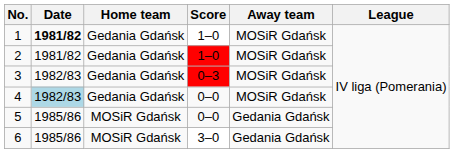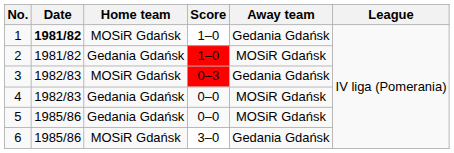(136, 35) Gedania Gdańsk -> (136, 35) MOSiR Gdańsk
(281, 35) MOSiR Gdańsk -> (281, 35) Gedania Gdańsk
(136, 76) Gedania Gdańsk -> (136, 76) MOSiR Gdańsk
(281, 76) MOSiR Gdańsk -> (281, 76) Gedania Gdańsk
(58, 96) lightblue background -> (58, 96) no background
(136, 117) MOSiR Gdańsk -> (136, 117) Gedania Gdańsk
(281, 117) Gedania Gdańsk -> (281, 117) MOSiR Gdańsk
